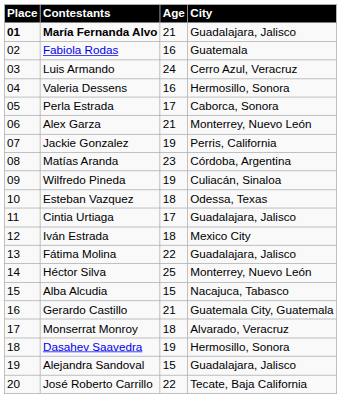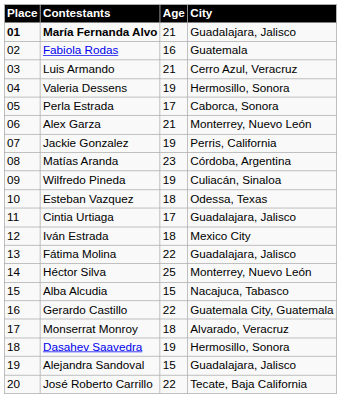(169, 69) 24 -> (169, 69) 21
(169, 87) 16 -> (169, 87) 19
(169, 310) 21 -> (169, 310) 22
